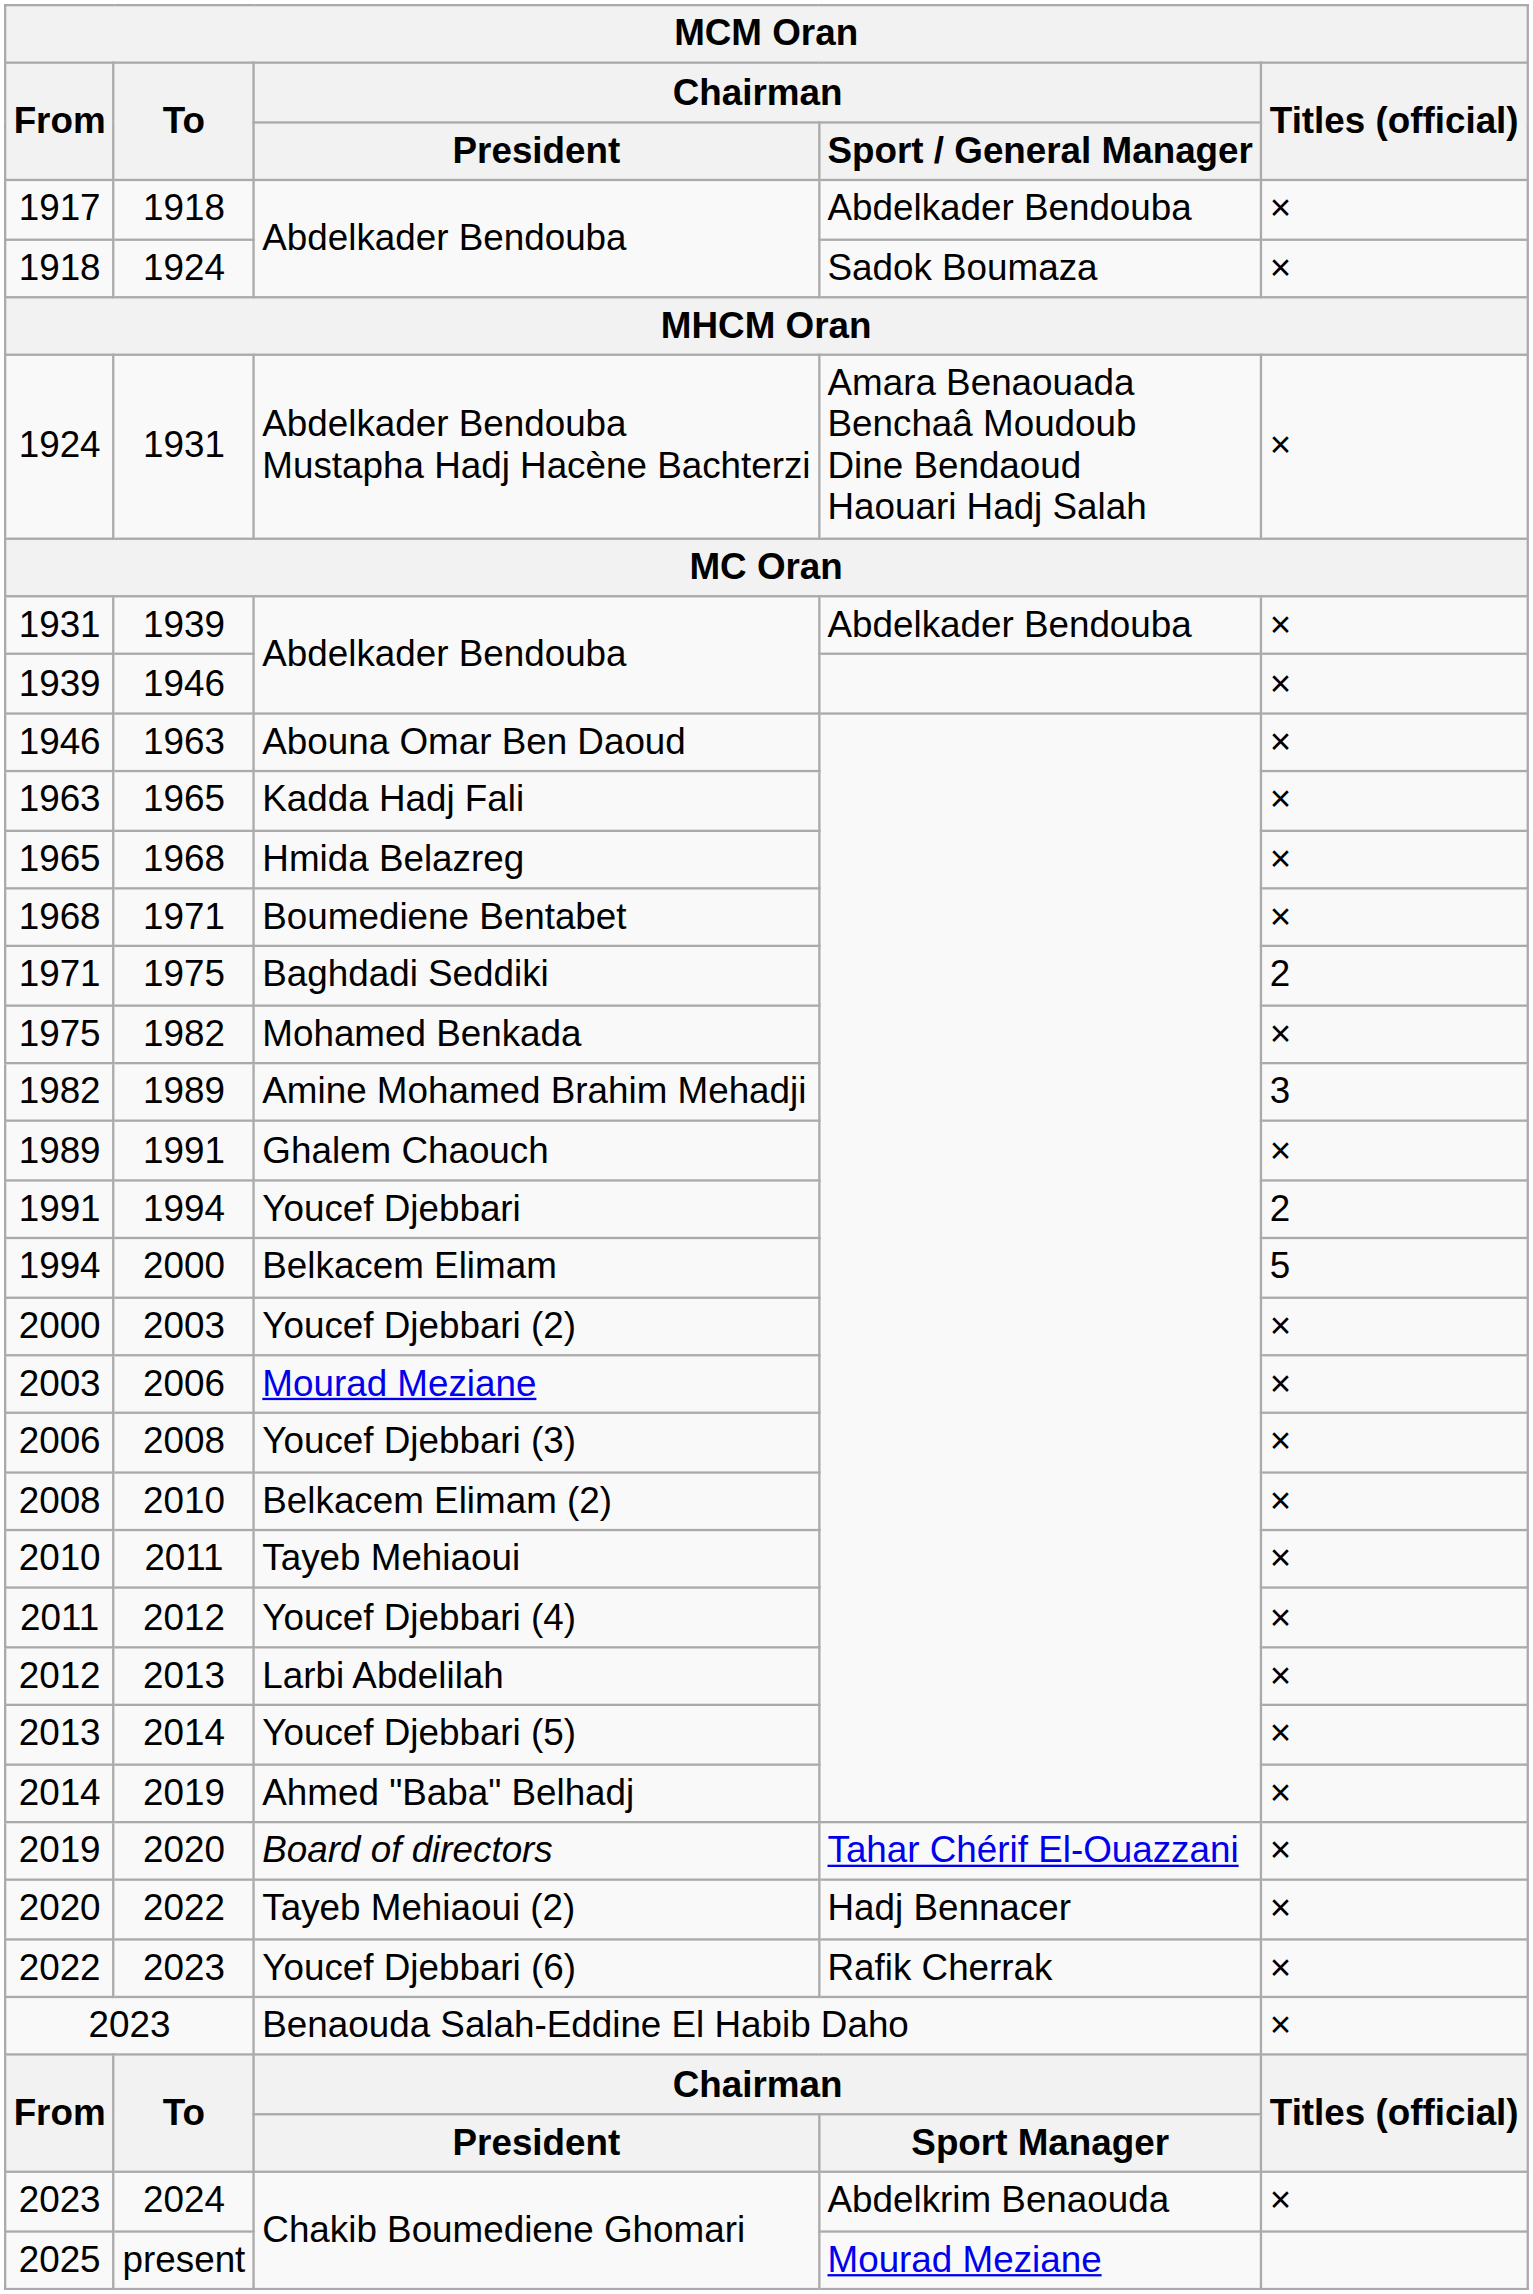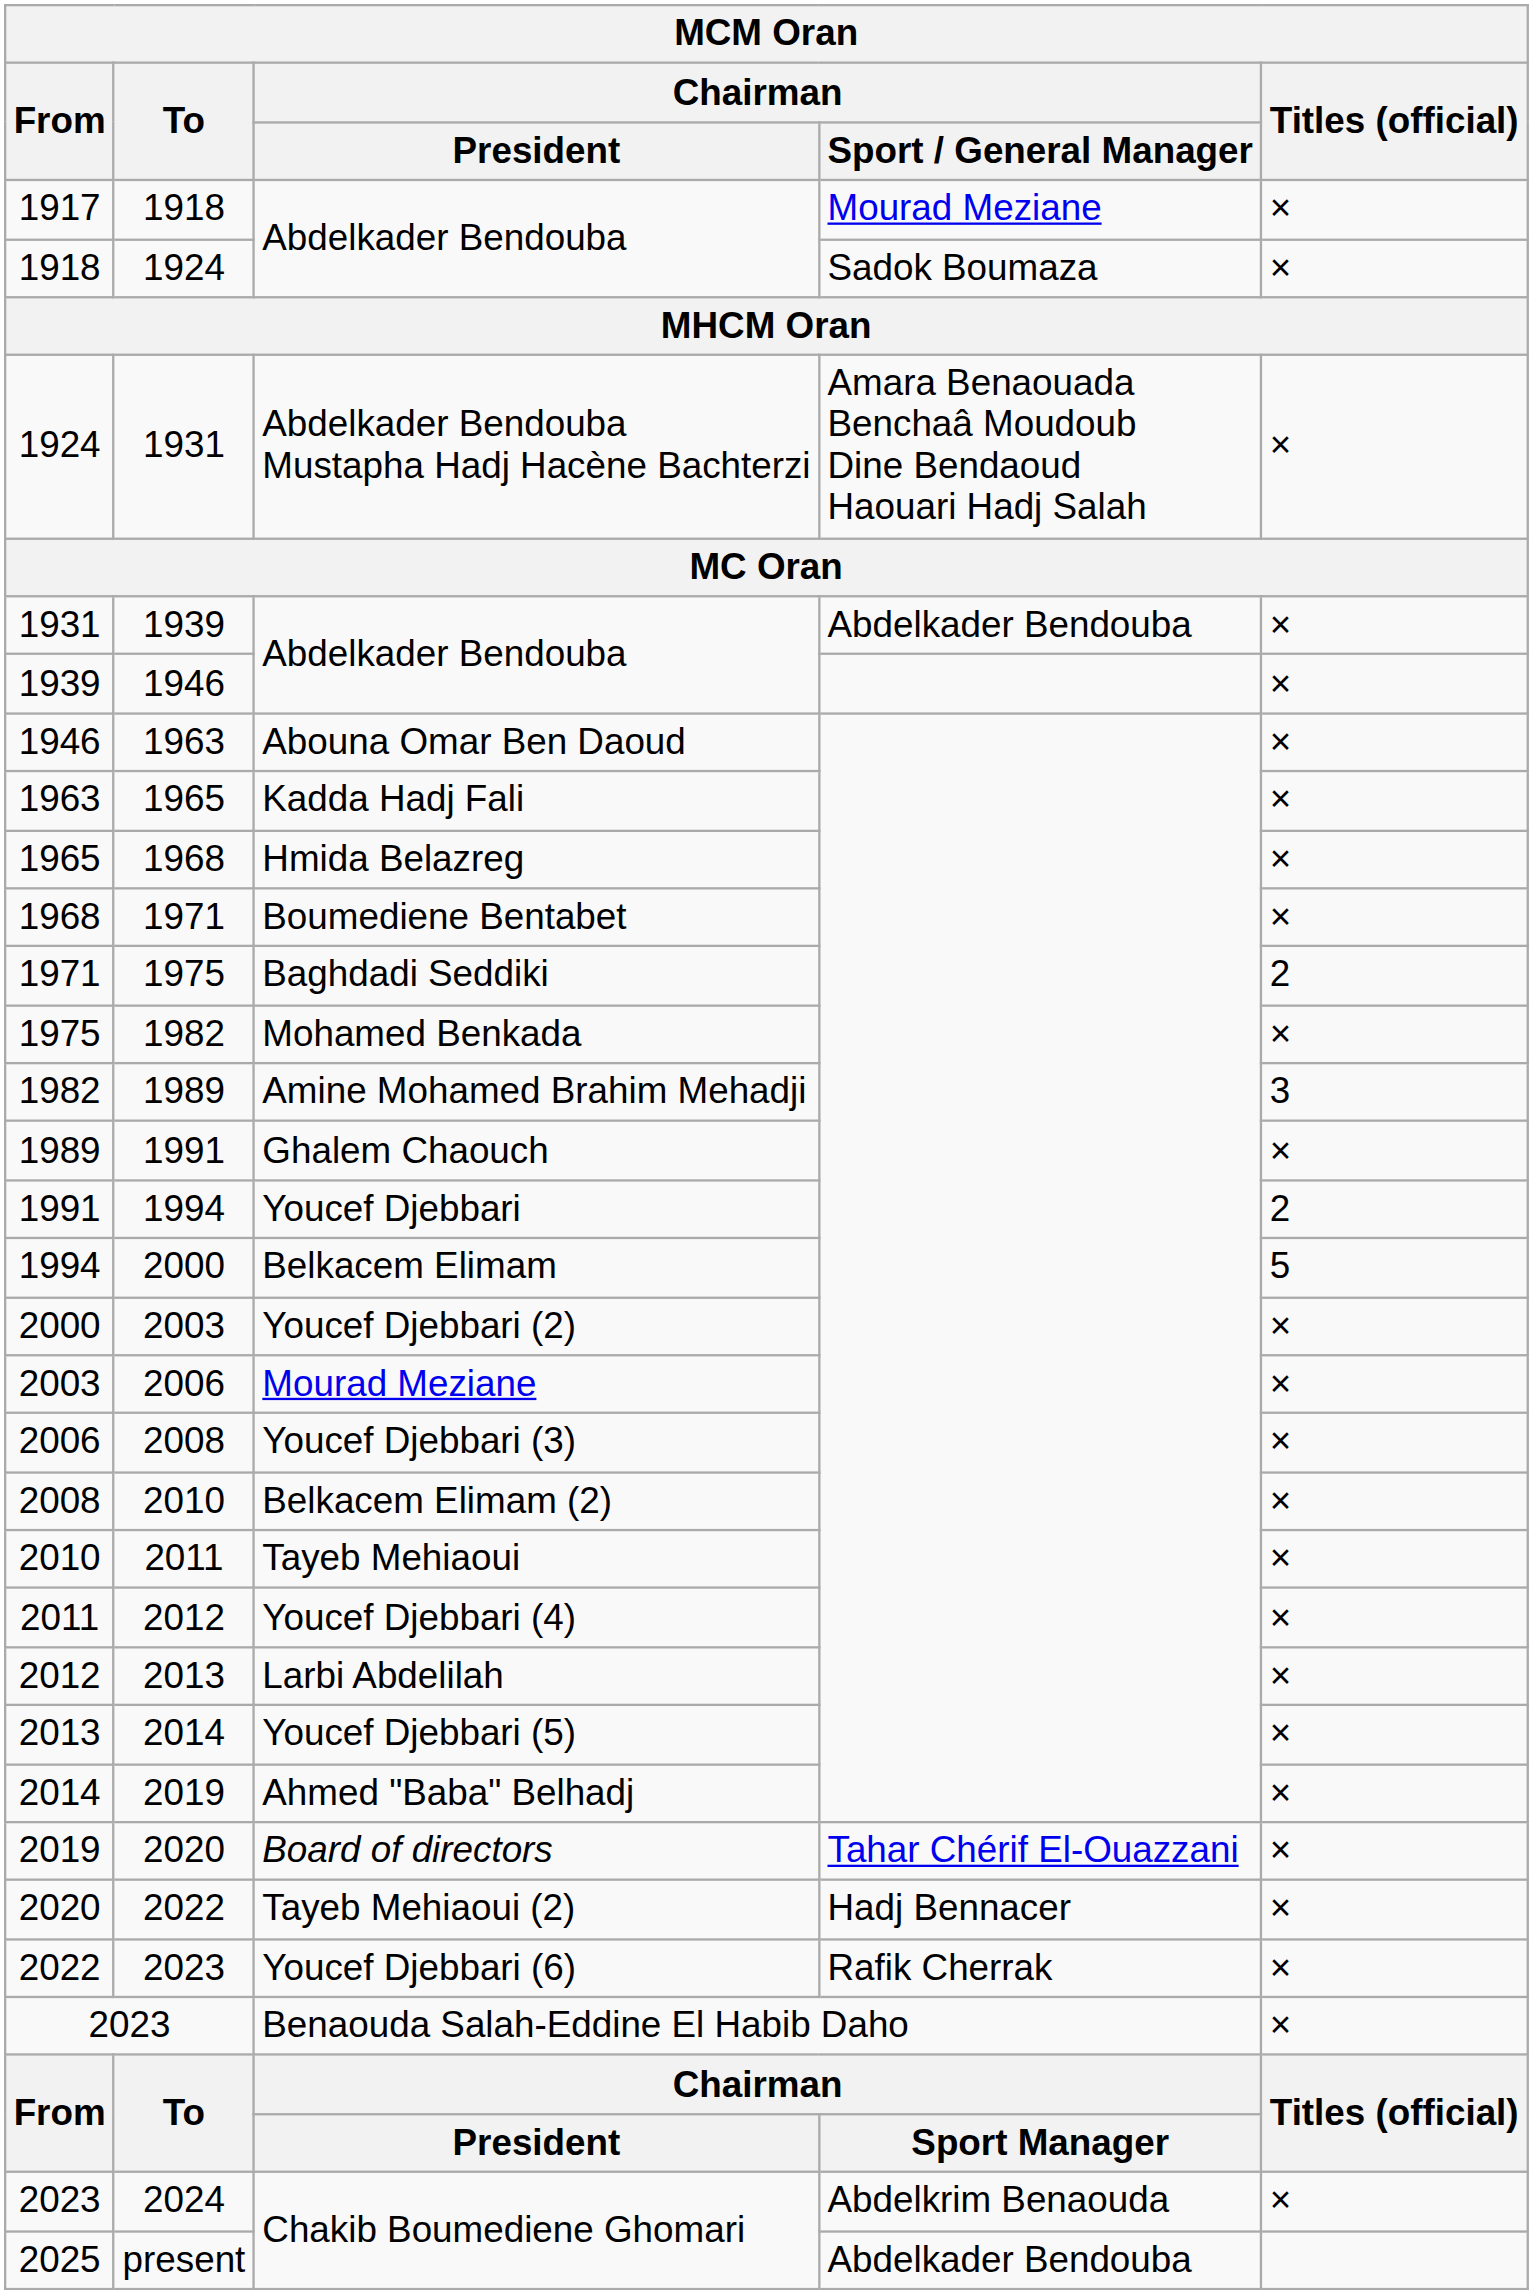(1010, 208) Abdelkader Bendouba -> (965, 208) Mourad Meziane
(965, 2258) Mourad Meziane -> (1010, 2258) Abdelkader Bendouba
